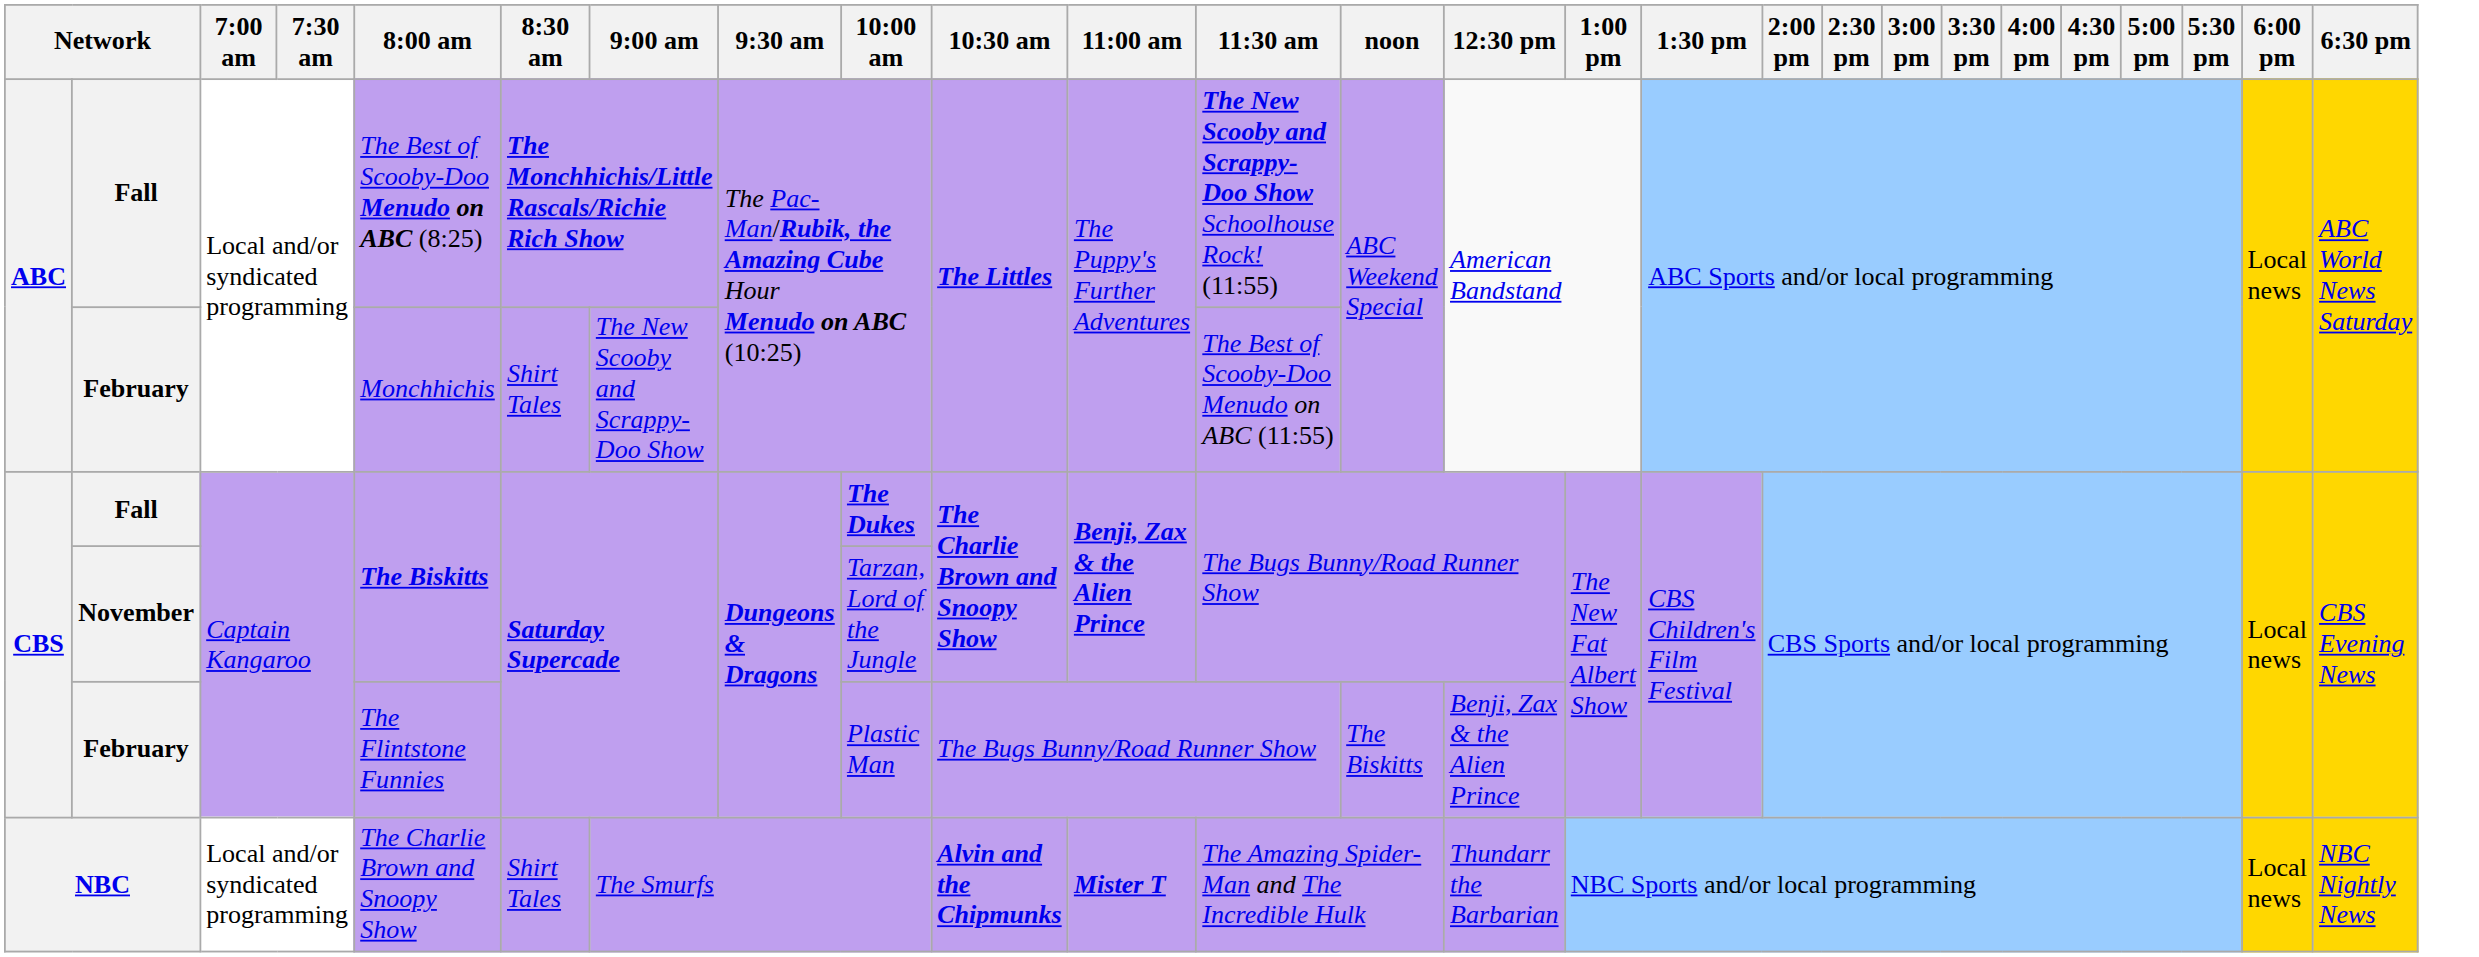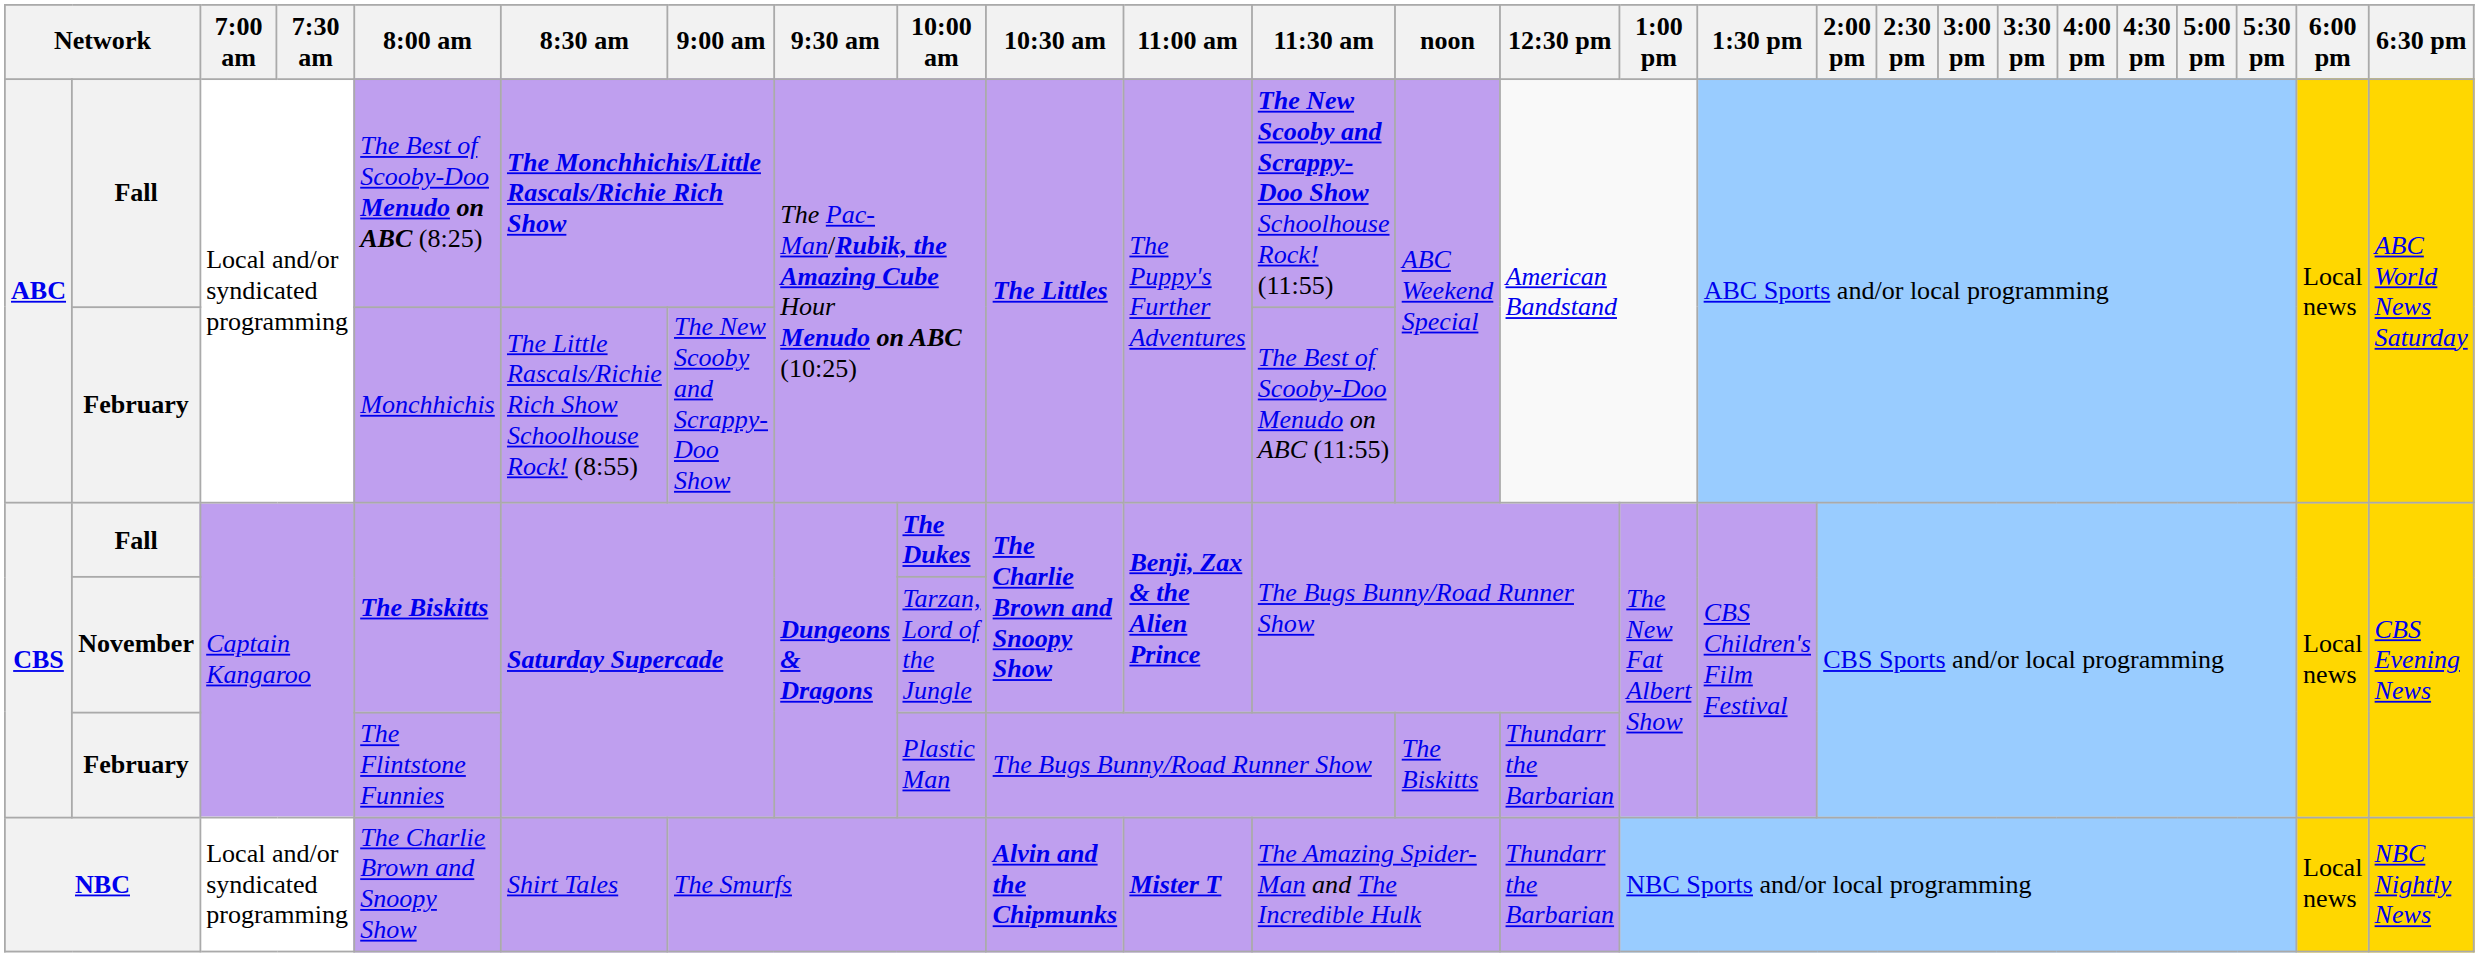(534, 389) Shirt Tales -> (584, 404) The Little Rascals/Richie Rich Show Schoolhouse Rock! (8:55)
(1504, 749) Benji, Zax & the Alien Prince -> (1560, 764) Thundarr the Barbarian
